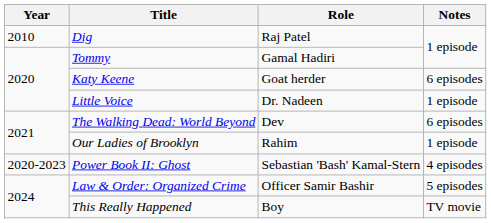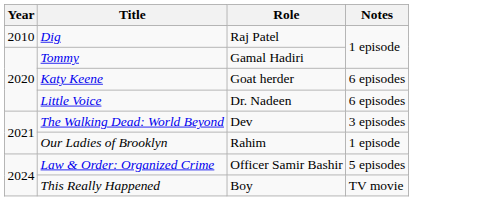(452, 100) 1 episode -> (377, 100) 6 episodes
(455, 121) 6 episodes -> (377, 121) 3 episodes
- row: (131, 164)
